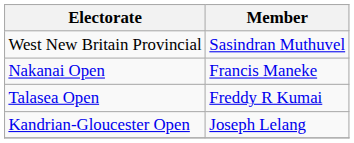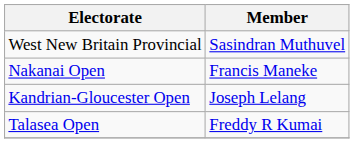rows swapped: (99, 124) <-> (54, 97)
